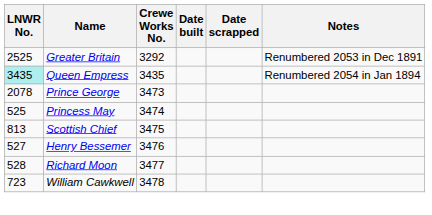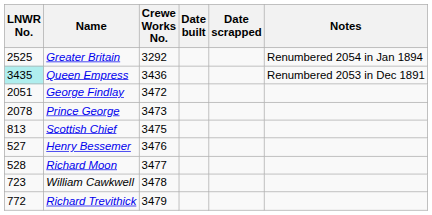(343, 57) Renumbered 2053 in Dec 1891 -> (345, 57) Renumbered 2054 in Jan 1894
(152, 75) 3435 -> (154, 75) 3436
(343, 75) Renumbered 2054 in Jan 1894 -> (346, 75) Renumbered 2053 in Dec 1891
+ row: (85, 93)
- row: (80, 111)
+ row: (91, 201)
